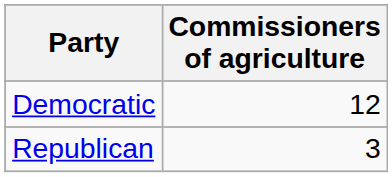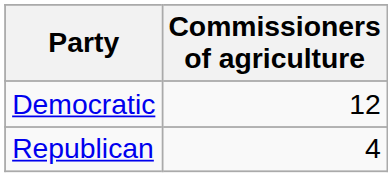(373, 148) 3 -> (373, 148) 4
